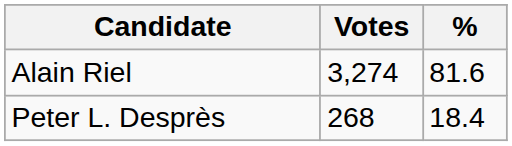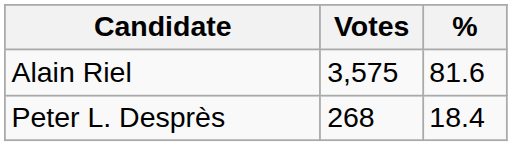(363, 72) 3,274 -> (363, 72) 3,575
